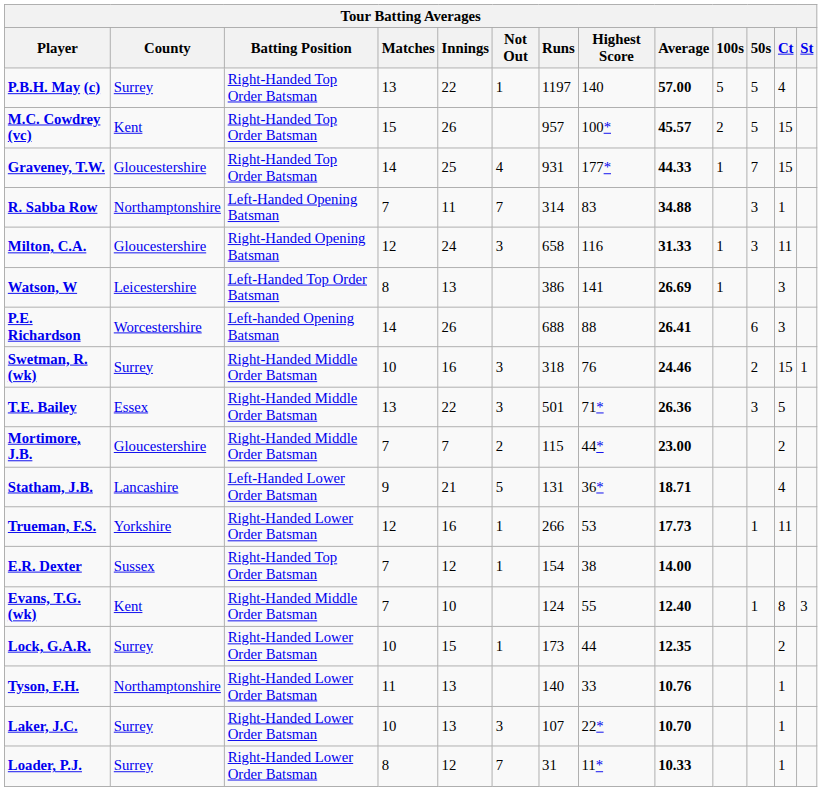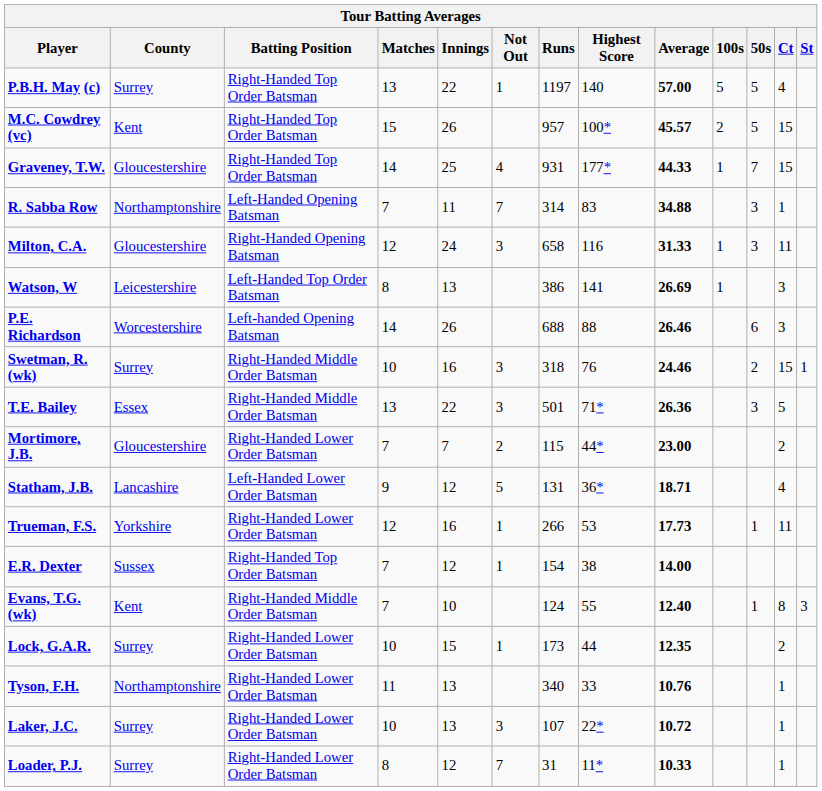(675, 327) 26.41 -> (675, 327) 26.46
(292, 446) Right-Handed Middle Order Batsman -> (290, 446) Right-Handed Lower Order Batsman
(449, 486) 21 -> (449, 486) 12
(553, 686) 140 -> (553, 686) 340
(675, 726) 10.70 -> (675, 726) 10.72
